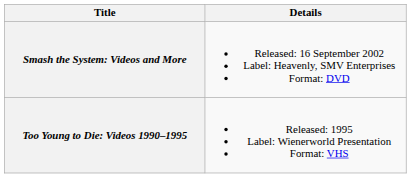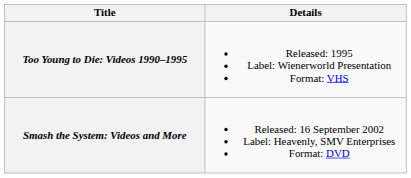rows swapped: (105, 135) <-> (105, 59)
